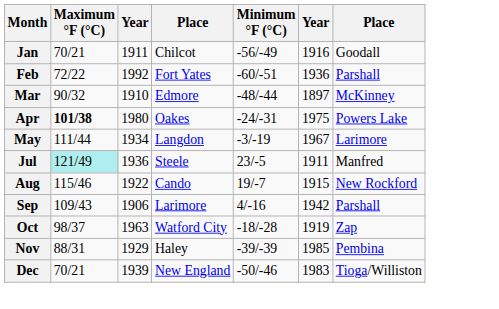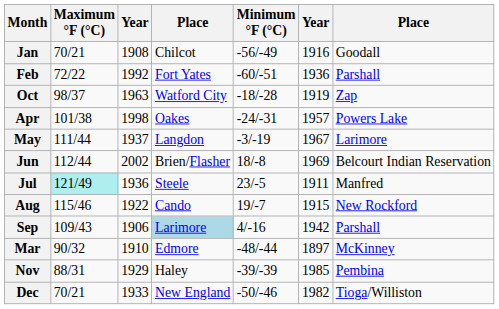(135, 52) 1911 -> (135, 52) 1908
rows swapped: (27, 96) <-> (27, 227)
(73, 118) bold -> (73, 118) normal
(135, 118) 1980 -> (135, 118) 1998
(316, 118) 1975 -> (316, 118) 1957
(135, 140) 1934 -> (135, 140) 1937
+ row: (27, 161)
(181, 205) no background -> (181, 227) lightblue background
(135, 270) 1939 -> (135, 292) 1933
(316, 270) 1983 -> (316, 292) 1982
